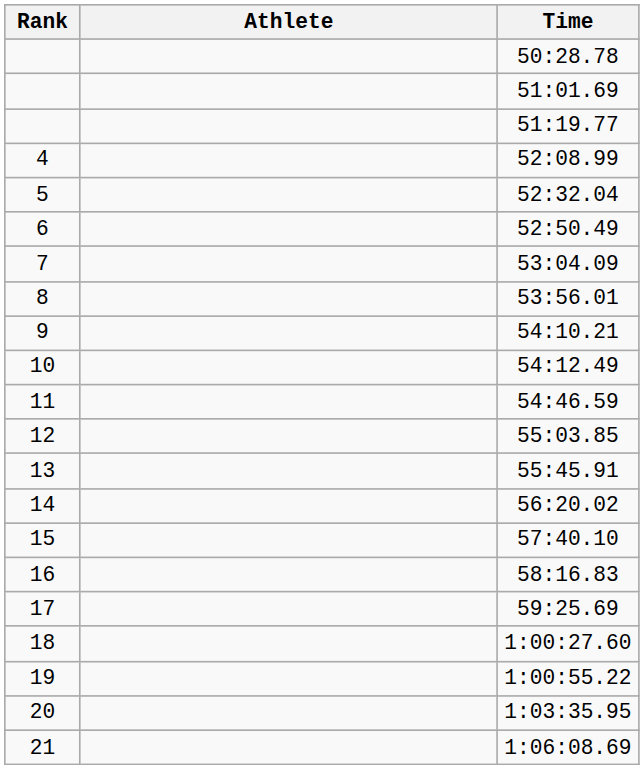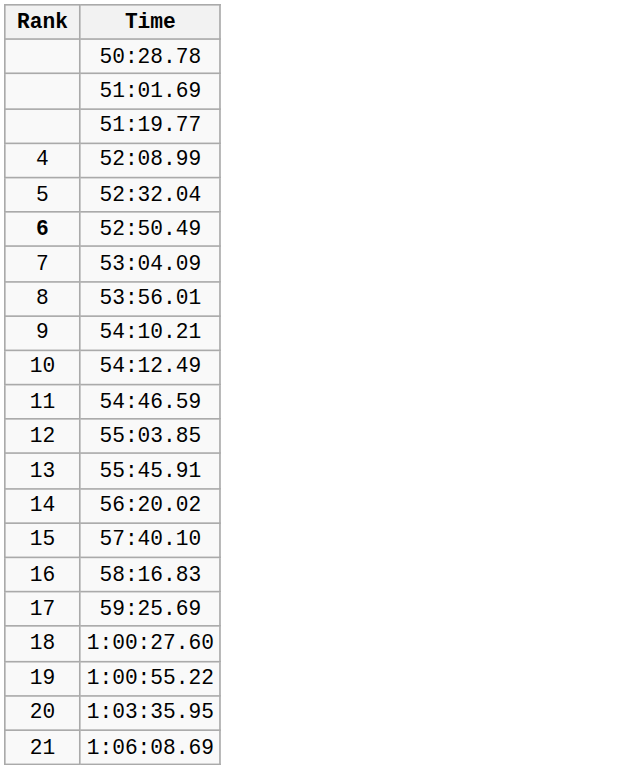- column: (289, 22)
(42, 229) normal -> (42, 229) bold
